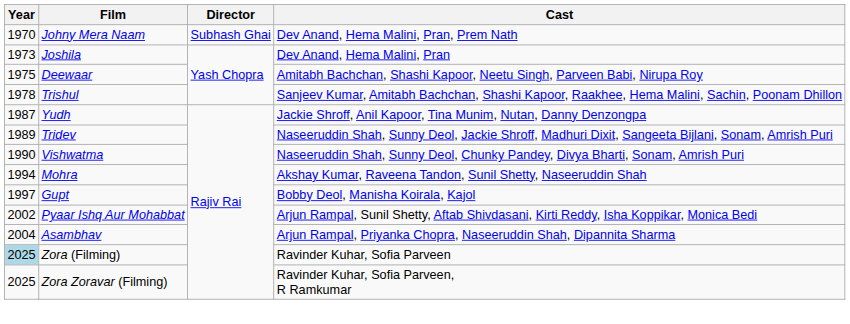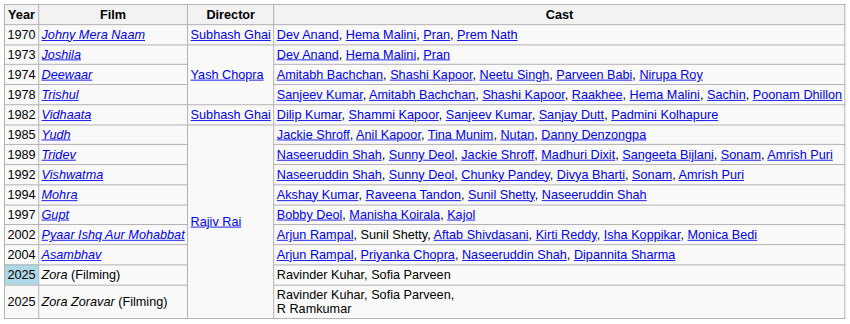(21, 75) 1975 -> (21, 75) 1974
+ row: (66, 115)
(21, 115) 1987 -> (21, 135) 1985
(21, 155) 1990 -> (21, 175) 1992
